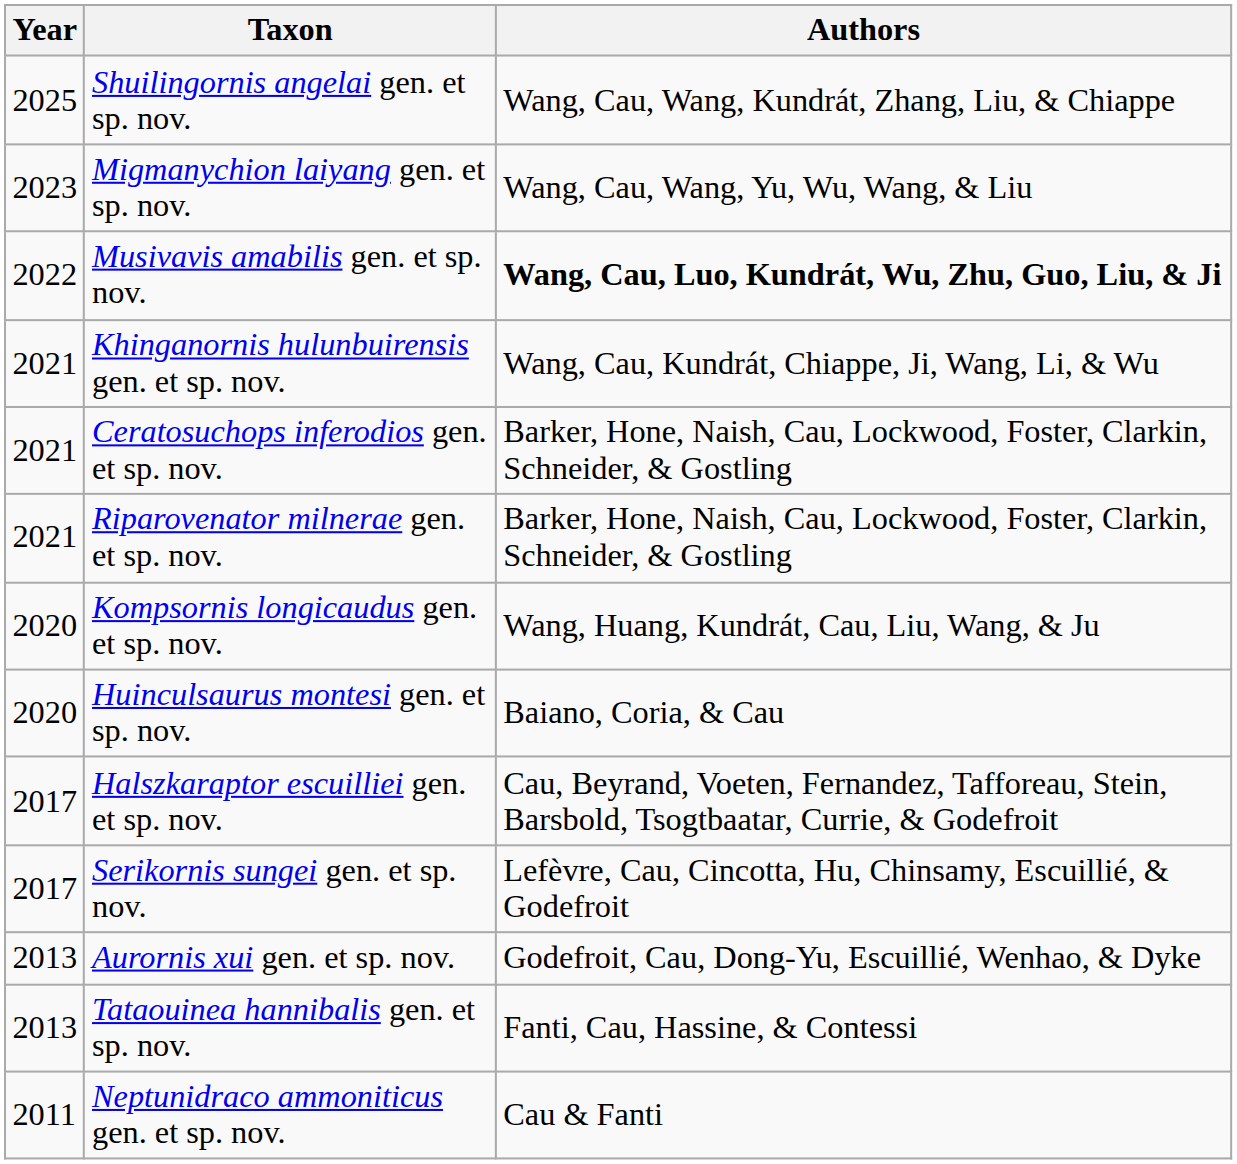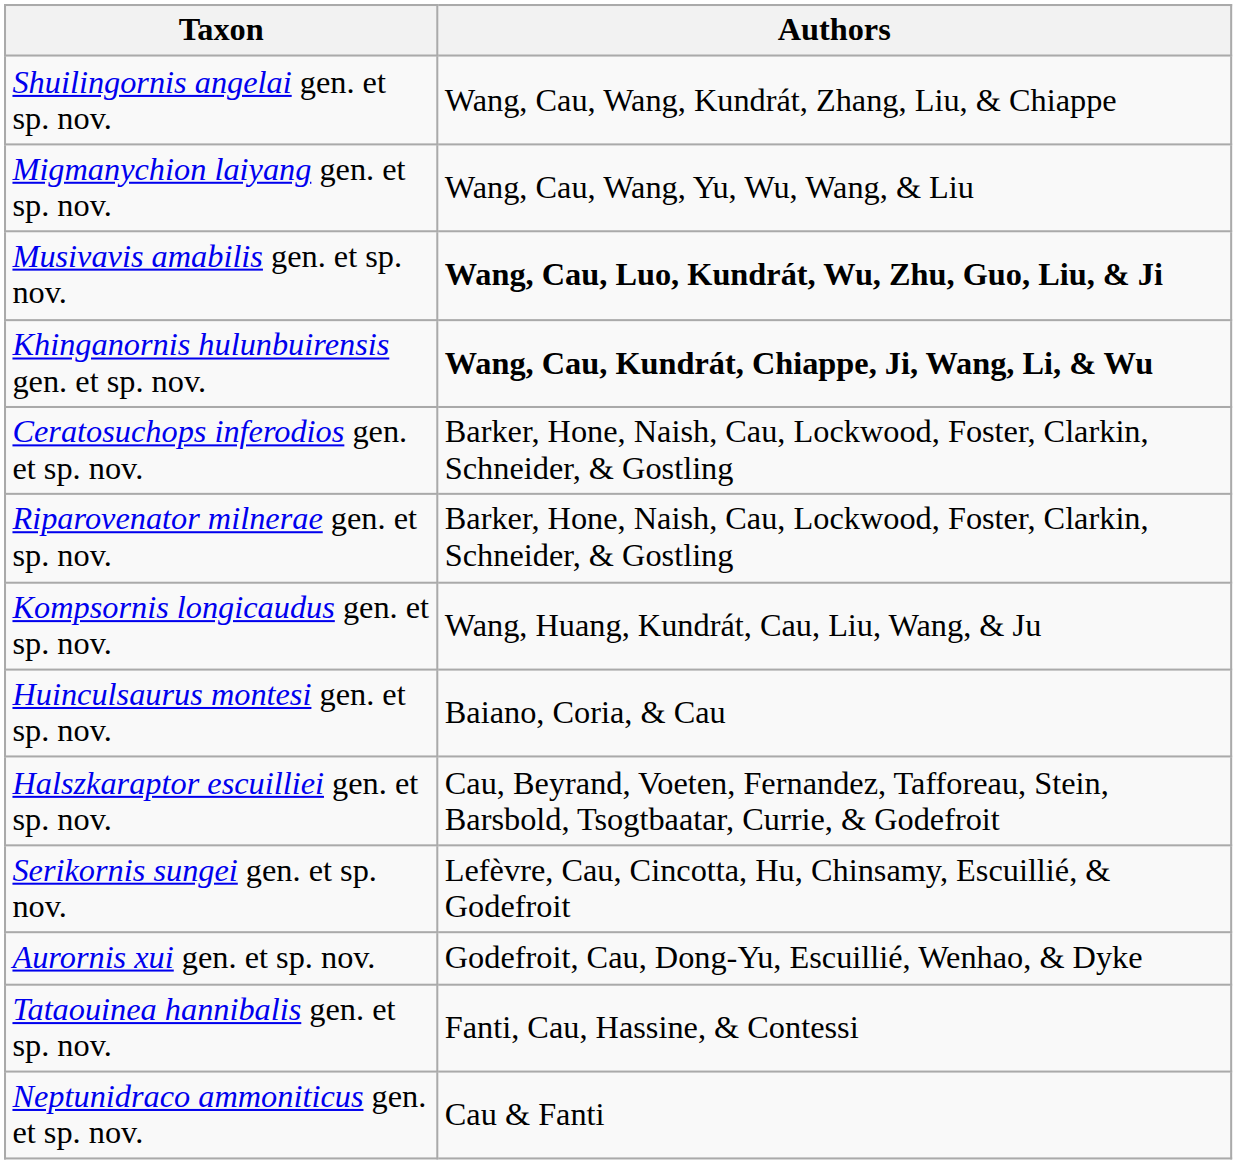- column: (45, 30)
(831, 362) normal -> (799, 362) bold
